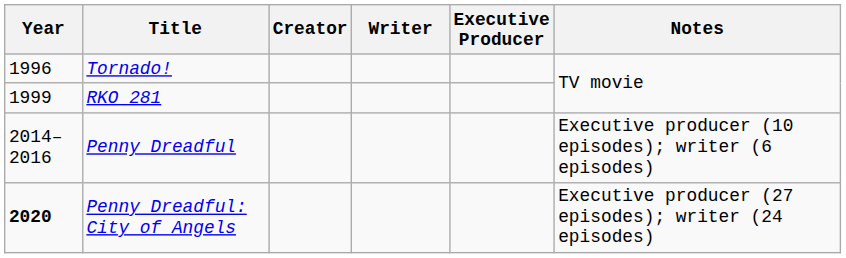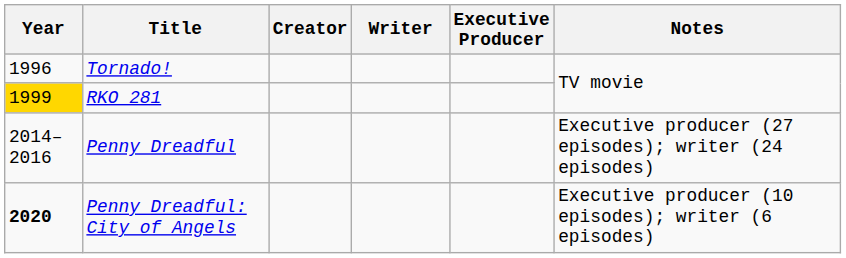(30, 98) no background -> (30, 98) gold background
(676, 147) Executive producer (10 episodes); writer (6 episodes) -> (676, 147) Executive producer (27 episodes); writer (24 episodes)
(676, 218) Executive producer (27 episodes); writer (24 episodes) -> (676, 218) Executive producer (10 episodes); writer (6 episodes)
